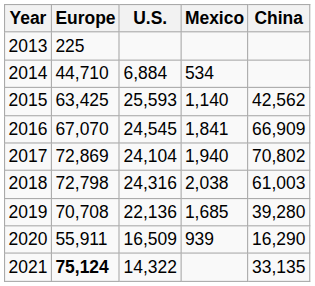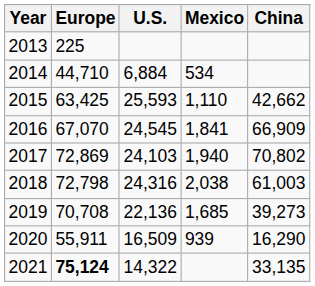(207, 101) 1,140 -> (206, 101) 1,110
(279, 101) 42,562 -> (279, 101) 42,662
(150, 156) 24,104 -> (150, 156) 24,103
(279, 211) 39,280 -> (279, 211) 39,273
